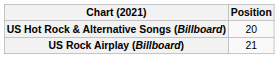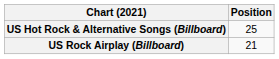(251, 29) 20 -> (251, 29) 25
